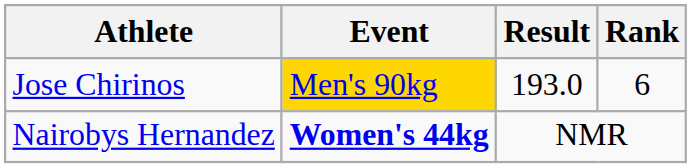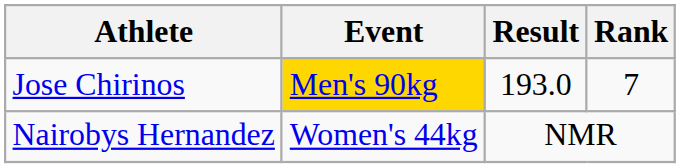(642, 83) 6 -> (631, 83) 7
(389, 136) bold -> (384, 136) normal
